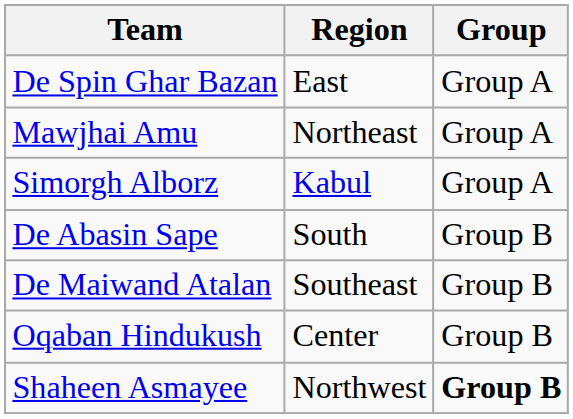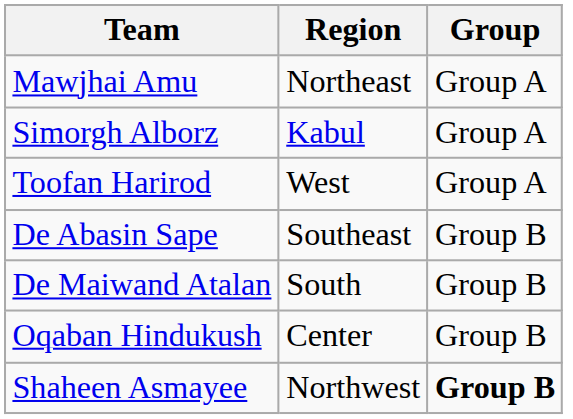- row: (145, 81)
+ row: (112, 183)
(330, 234) South -> (349, 234) Southeast
(355, 285) Southeast -> (324, 285) South
